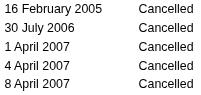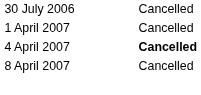- row: (53, 8)
(166, 65) normal -> (168, 46) bold
